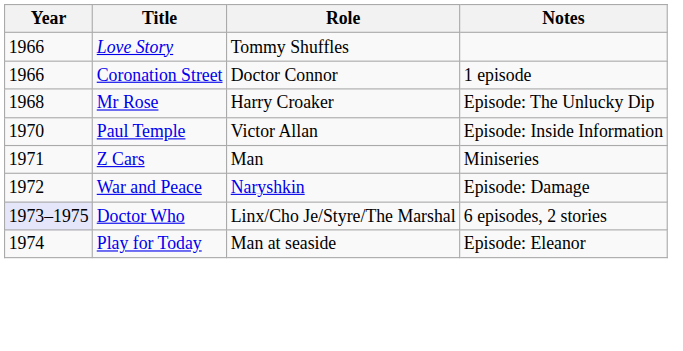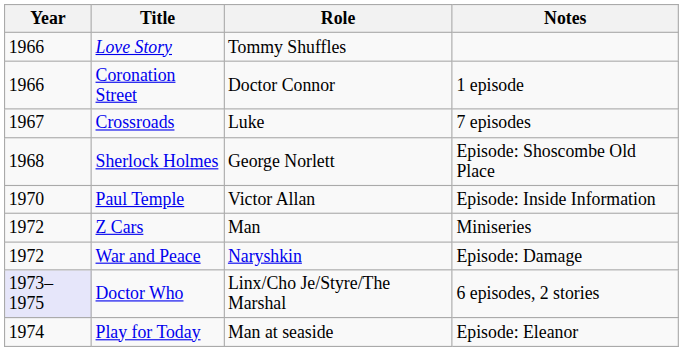+ row: (135, 123)
- row: (128, 103)
+ row: (157, 161)
(26, 159) 1971 -> (26, 227) 1972
